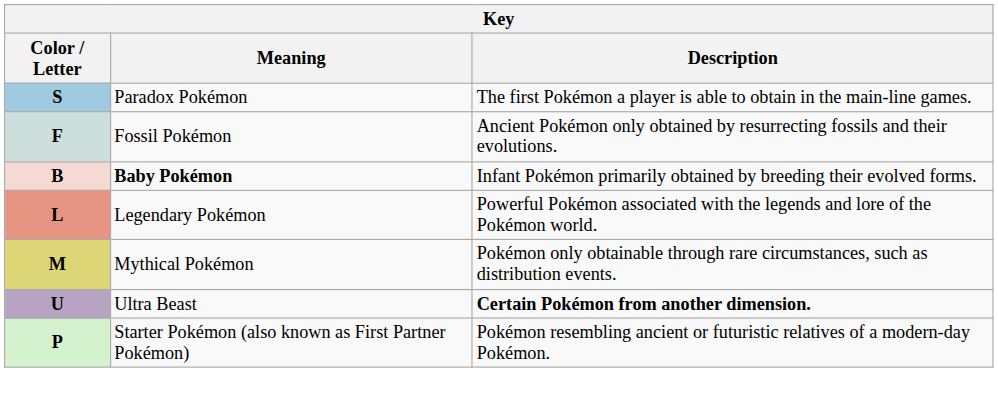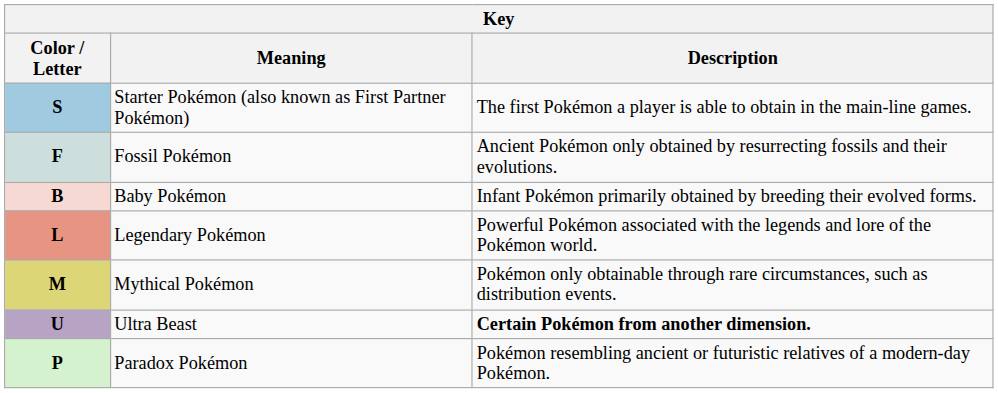(181, 97) Paradox Pokémon -> (280, 107) Starter Pokémon (also known as First Partner Pokémon)
(173, 175) bold -> (170, 196) normal
(280, 342) Starter Pokémon (also known as First Partner Pokémon) -> (181, 363) Paradox Pokémon
